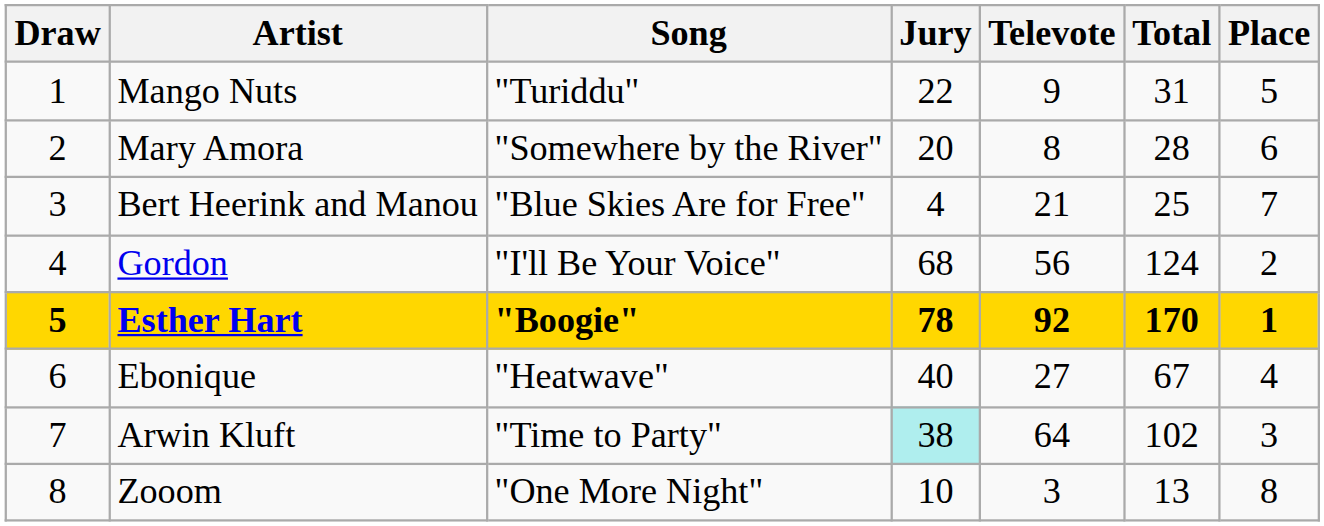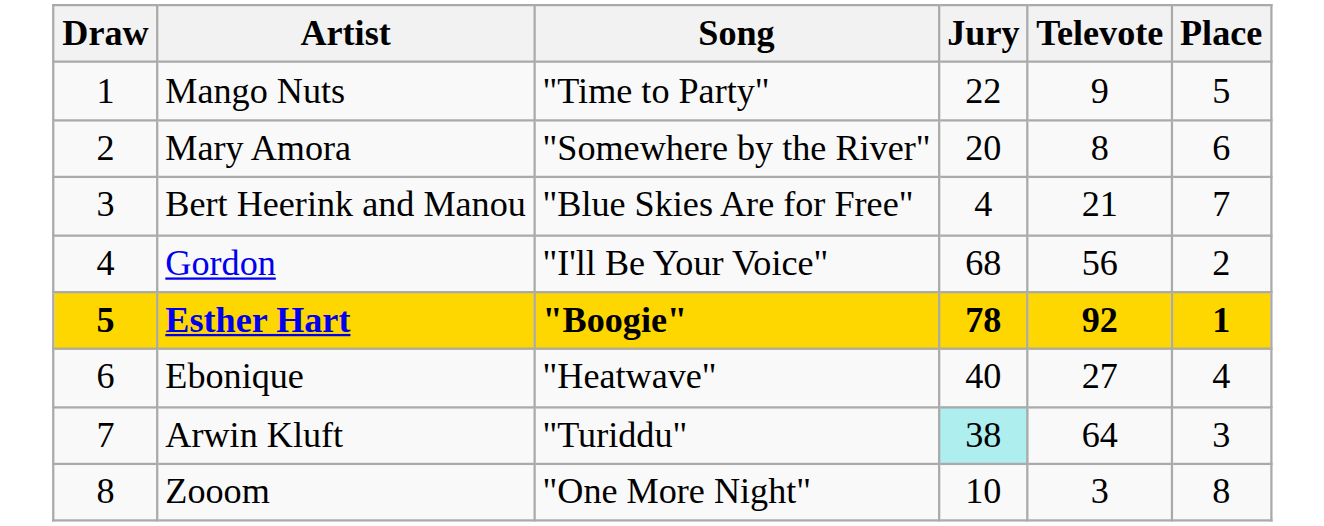- column: (1172, 33)
(567, 90) "Turiddu" -> (656, 90) "Time to Party"
(608, 434) "Time to Party" -> (615, 434) "Turiddu"
